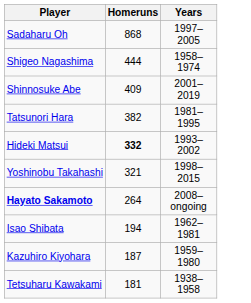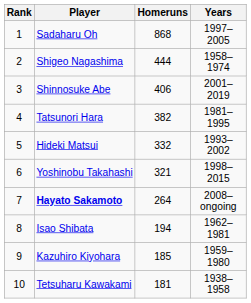+ column: (19, 12)
(133, 90) 409 -> (163, 90) 406
(133, 145) bold -> (163, 145) normal
(133, 256) 187 -> (163, 256) 185
